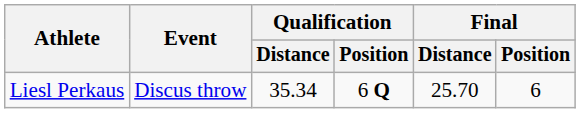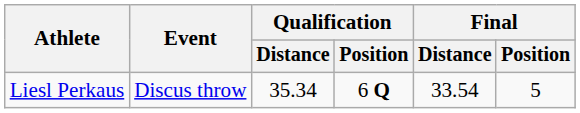(455, 90) 25.70 -> (455, 90) 33.54
(536, 90) 6 -> (536, 90) 5
